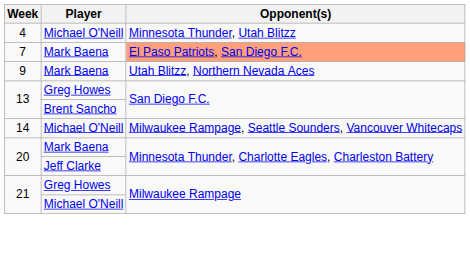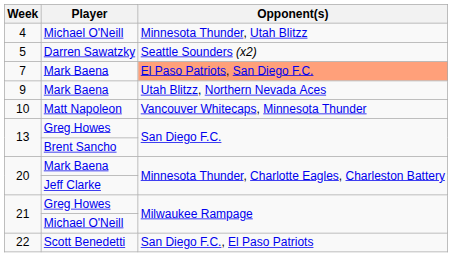+ row: (23, 52)
+ row: (23, 109)
- row: (23, 128)
+ row: (23, 242)
